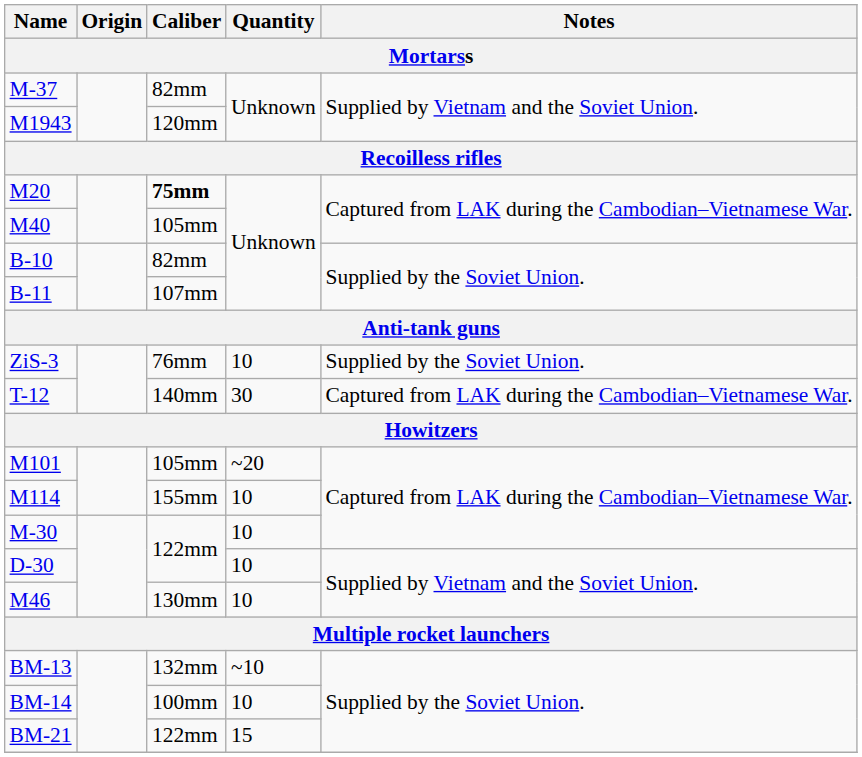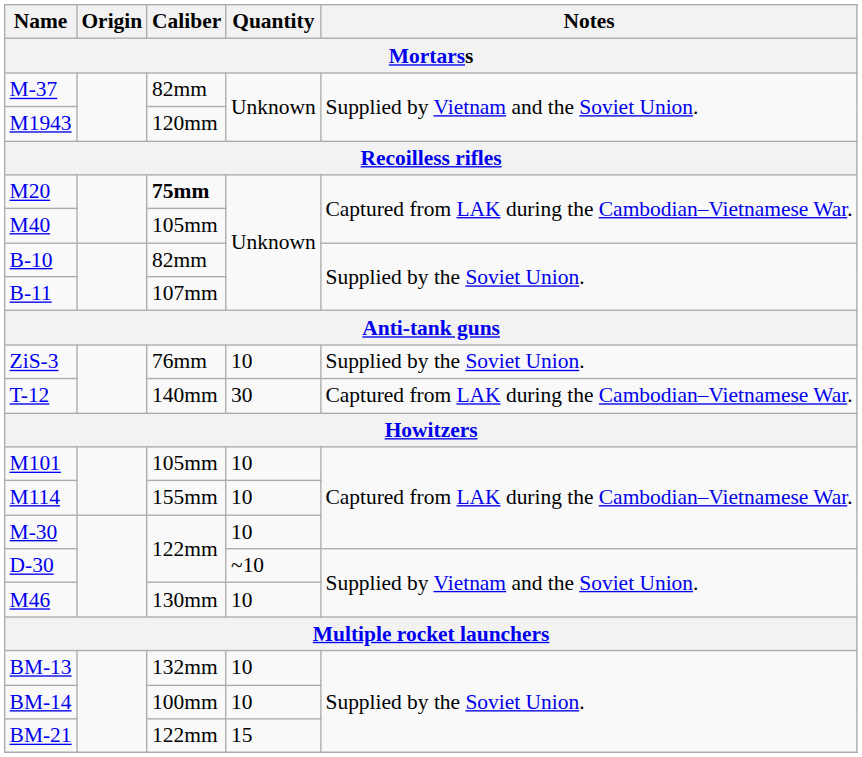(248, 463) ~20 -> (242, 463) 10
(242, 565) 10 -> (248, 565) ~10
(248, 667) ~10 -> (242, 667) 10
